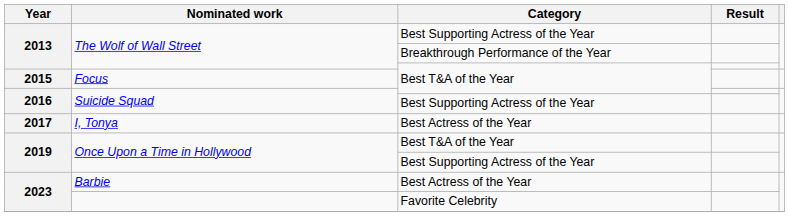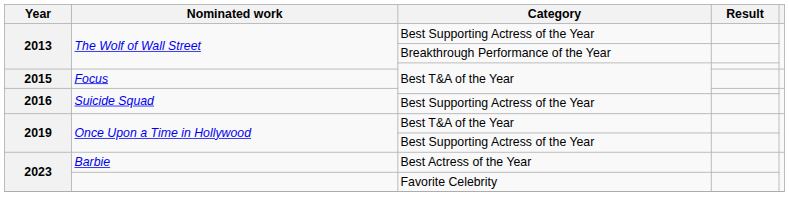- row: (96, 123)
